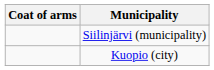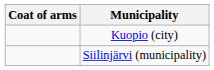rows swapped: (144, 55) <-> (144, 35)
